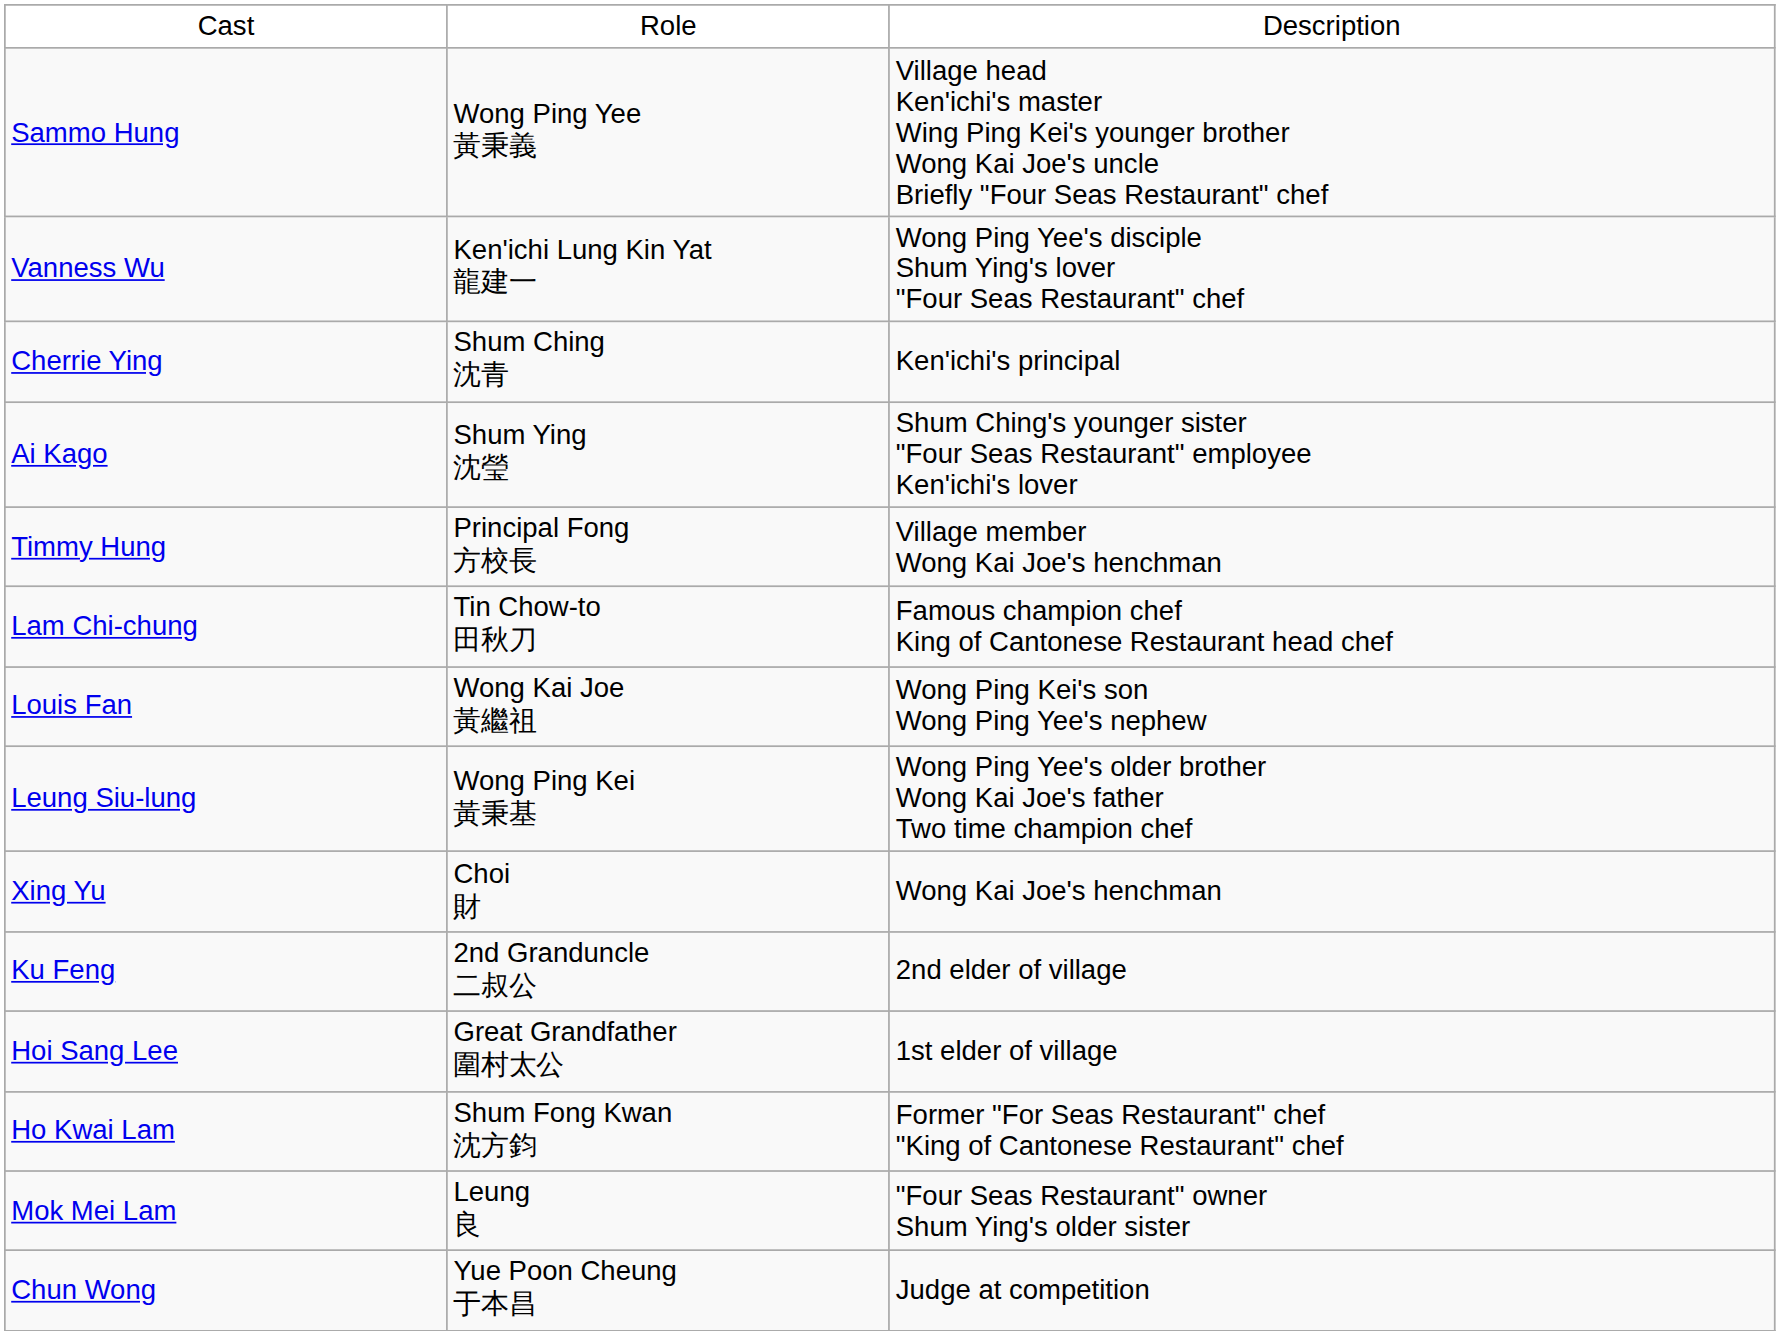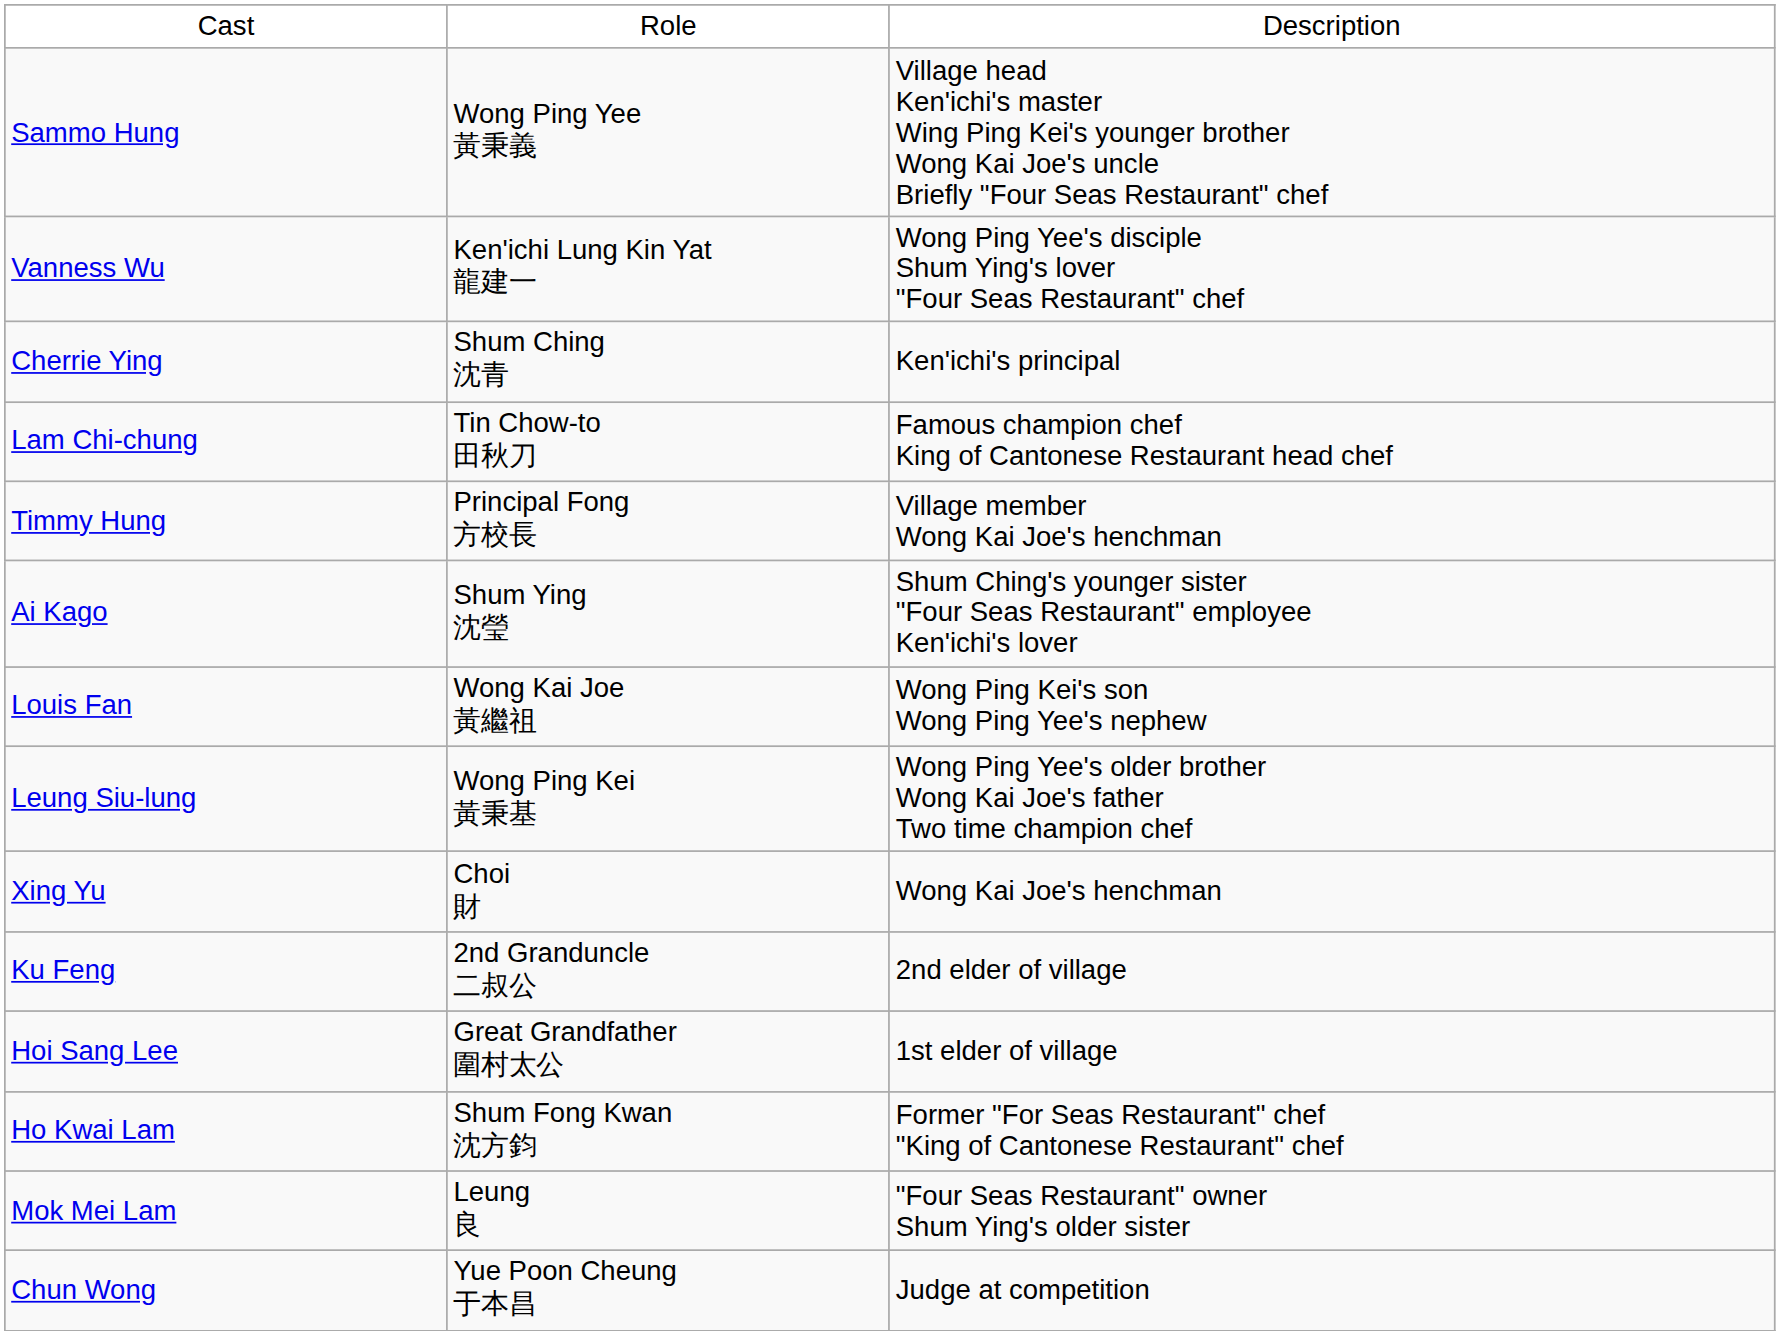rows swapped: (59, 453) <-> (105, 626)
